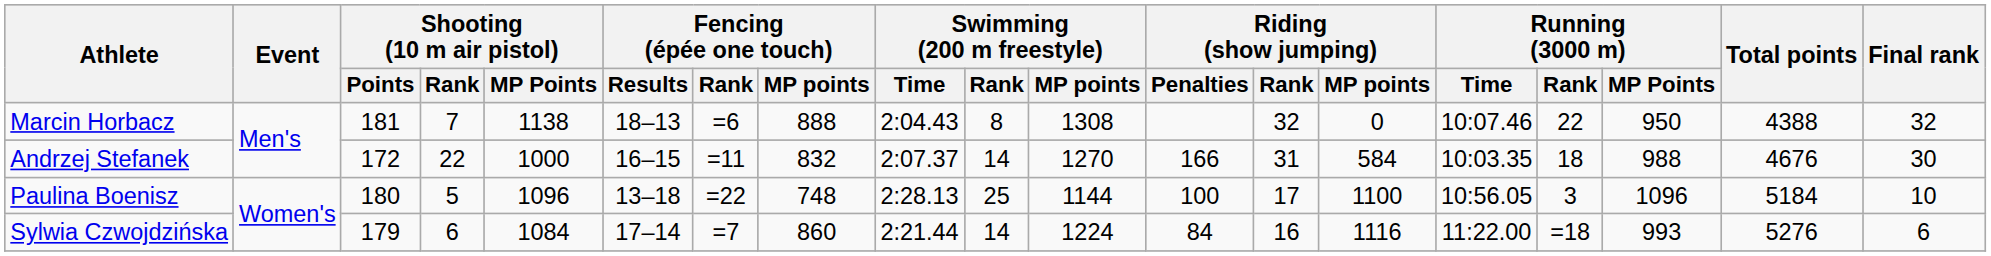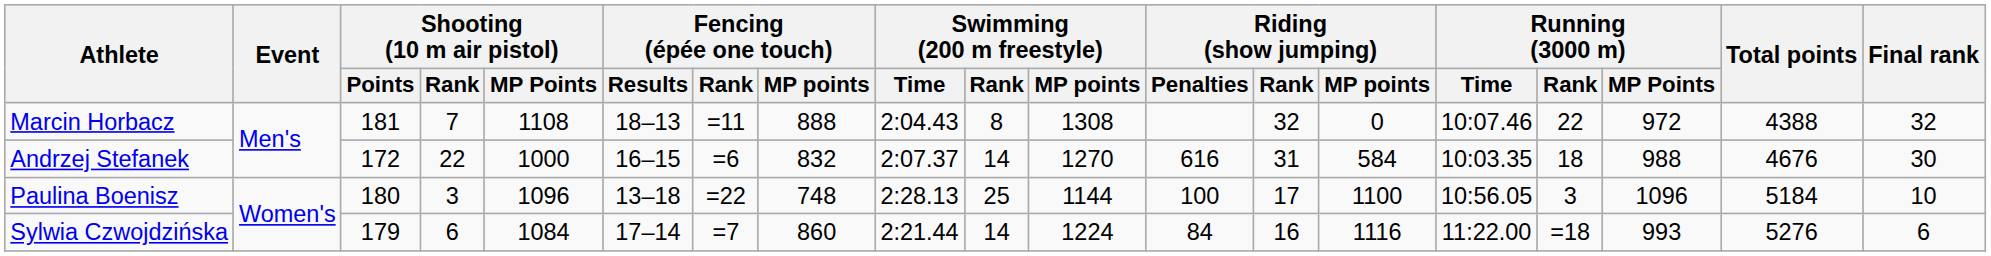(544, 122) 1138 -> (544, 122) 1108
(726, 122) =6 -> (726, 122) =11
(1662, 122) 950 -> (1662, 122) 972
(726, 159) =11 -> (726, 159) =6
(1200, 159) 166 -> (1200, 159) 616
(452, 196) 5 -> (452, 196) 3
